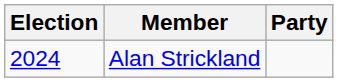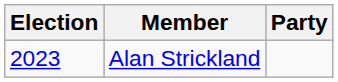(35, 58) 2024 -> (35, 58) 2023
